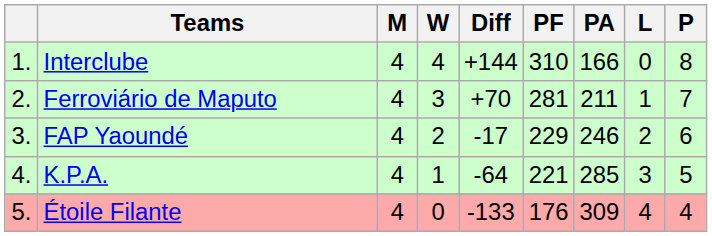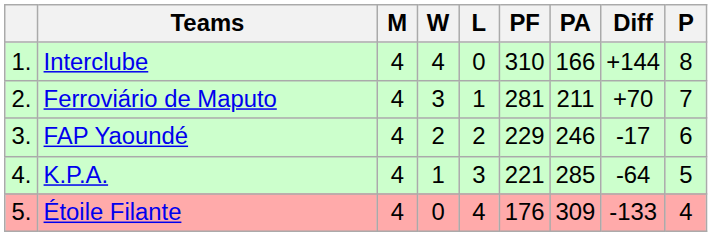columns swapped: (645, 23) <-> (491, 23)
